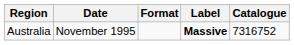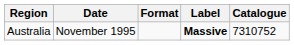(254, 31) 7316752 -> (254, 31) 7310752
